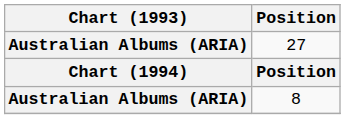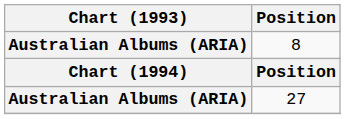rows swapped: (296, 100) <-> (296, 45)
